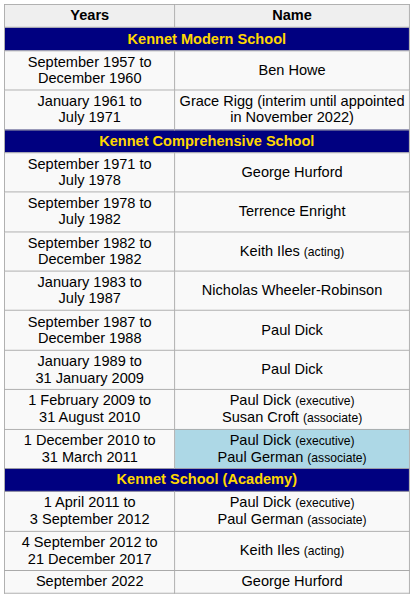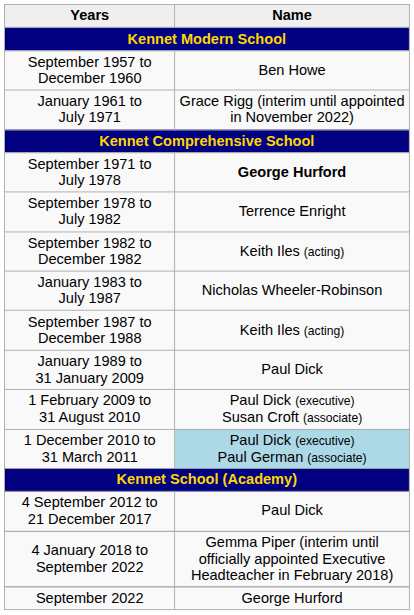(292, 172) normal -> (292, 172) bold
(292, 330) Paul Dick -> (292, 330) Keith Iles (acting)
- row: (90, 511)
(292, 550) Keith Iles (acting) -> (292, 511) Paul Dick
+ row: (90, 558)
